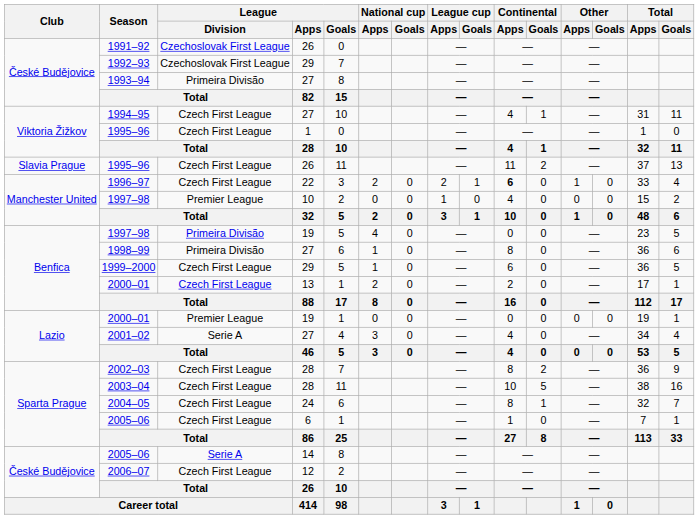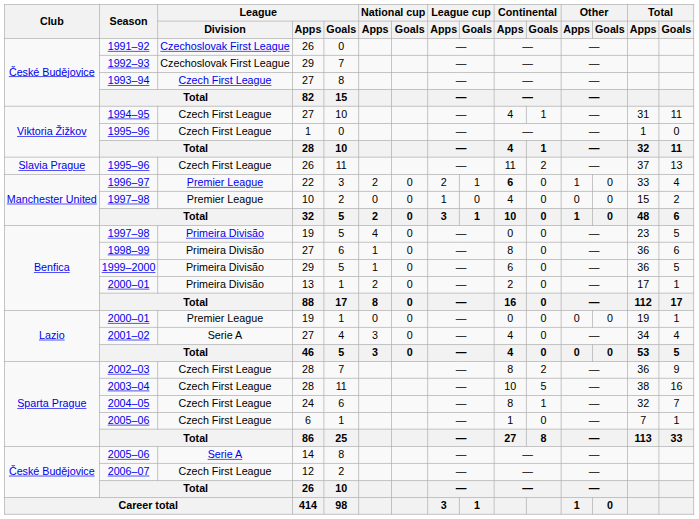(225, 81) Primeira Divisão -> (225, 81) Czech First League
(225, 183) Czech First League -> (225, 183) Premier League
(225, 268) Czech First League -> (225, 268) Primeira Divisão
(225, 285) Czech First League -> (225, 285) Primeira Divisão
